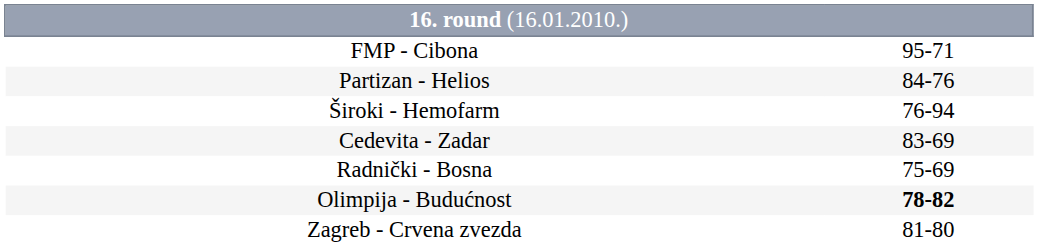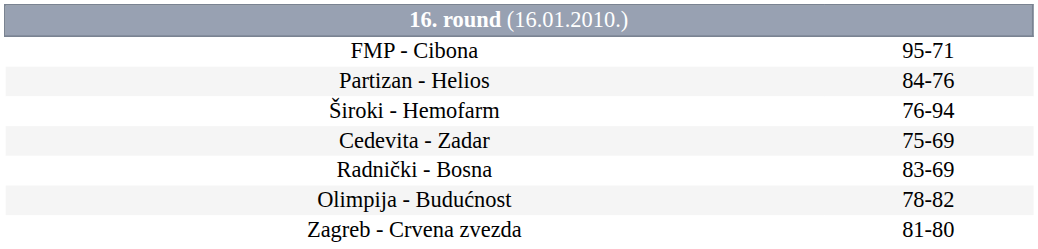(928, 140) 83-69 -> (928, 140) 75-69
(928, 170) 75-69 -> (928, 170) 83-69
(928, 200) bold -> (928, 200) normal
